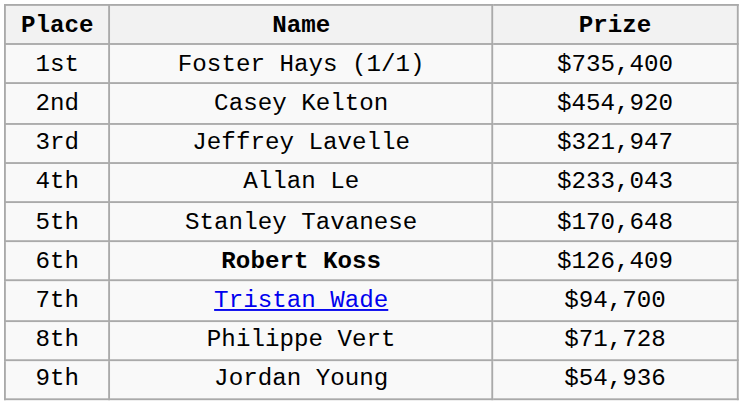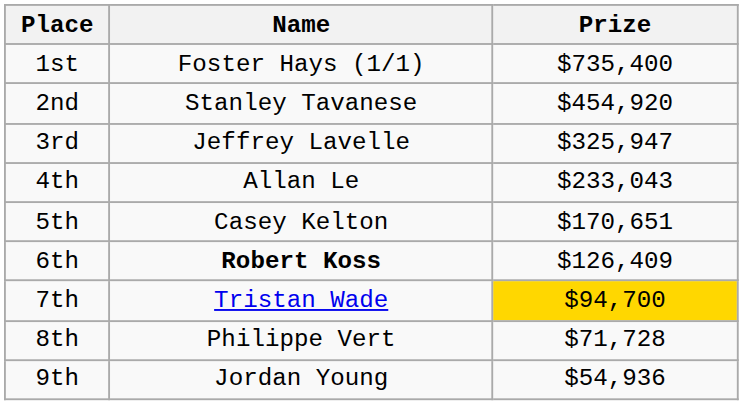(301, 103) Casey Kelton -> (301, 103) Stanley Tavanese
(615, 143) $321,947 -> (615, 143) $325,947
(301, 222) Stanley Tavanese -> (301, 222) Casey Kelton
(615, 222) $170,648 -> (615, 222) $170,651
(615, 300) no background -> (615, 300) gold background
